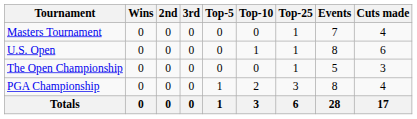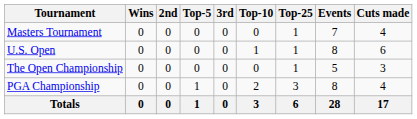columns swapped: (191, 13) <-> (220, 13)
